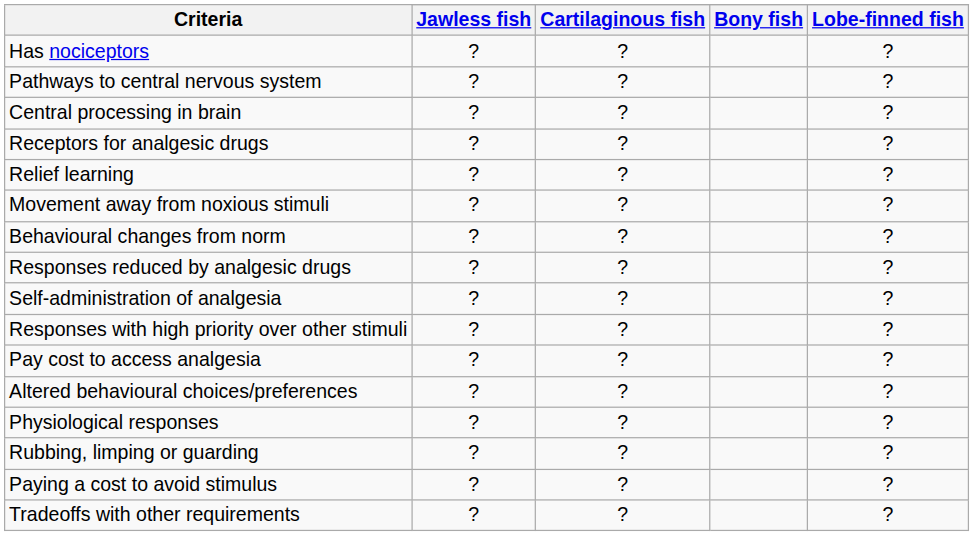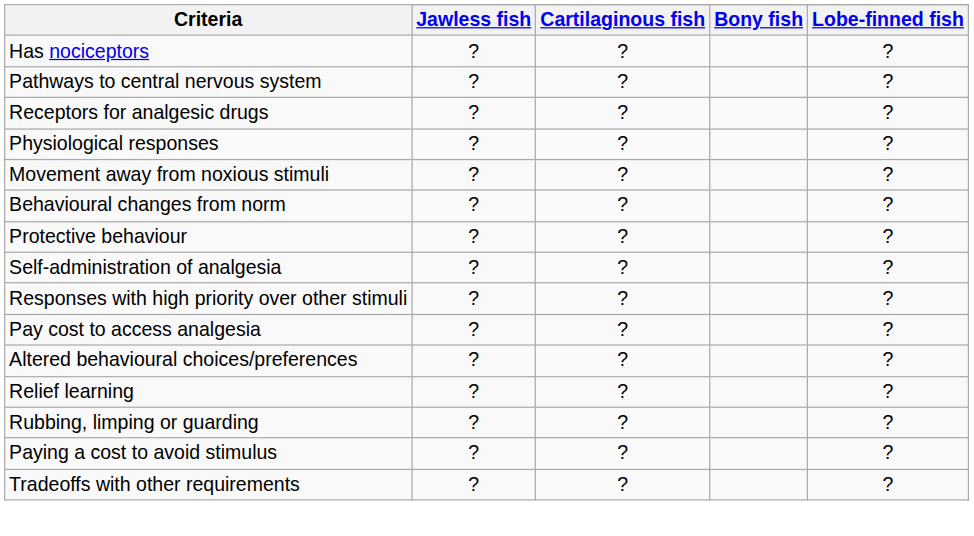- row: (125, 112)
rows swapped: (114, 422) <-> (72, 174)
+ row: (98, 236)
- row: (180, 267)
